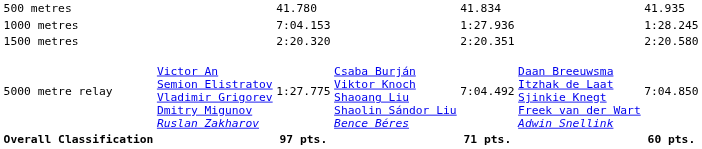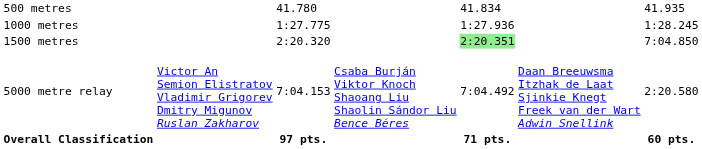(303, 25) 7:04.153 -> (303, 25) 1:27.775
(487, 41) no background -> (487, 41) lightgreen background
(671, 41) 2:20.580 -> (671, 41) 7:04.850
(303, 90) 1:27.775 -> (303, 90) 7:04.153
(671, 90) 7:04.850 -> (671, 90) 2:20.580
